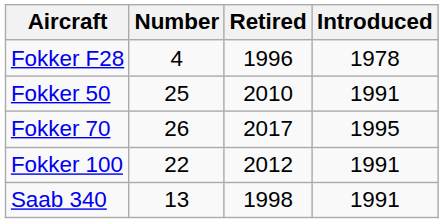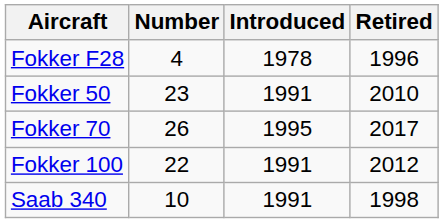columns swapped: (375, 22) <-> (268, 22)
(177, 93) 25 -> (177, 93) 23
(177, 199) 13 -> (177, 199) 10
